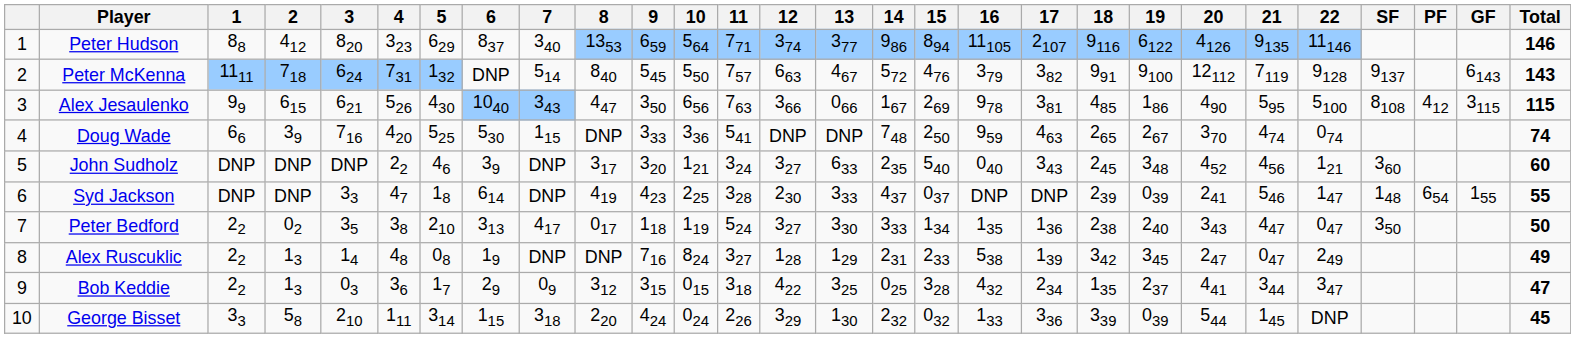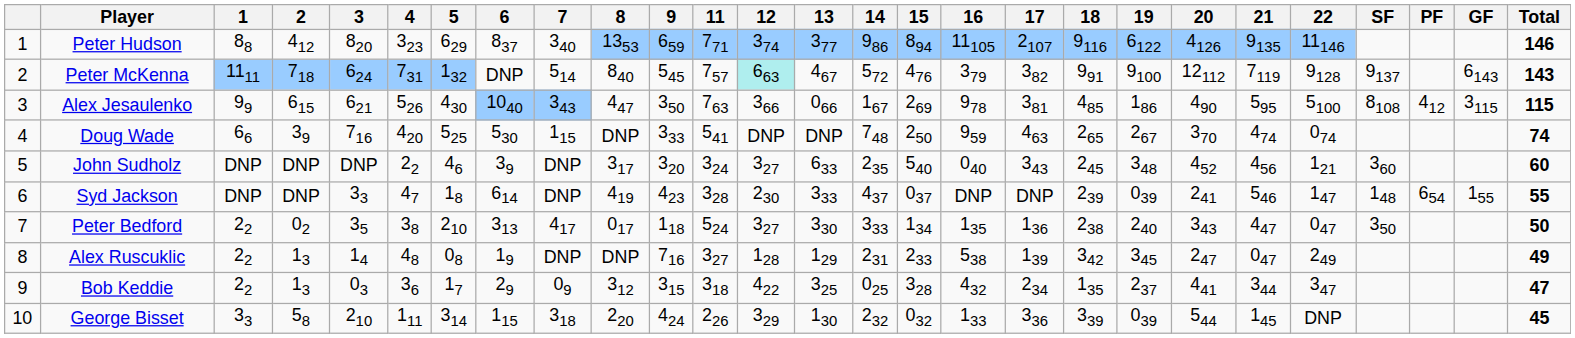- column: (696, 17)
(788, 74) no background -> (766, 74) paleturquoise background
